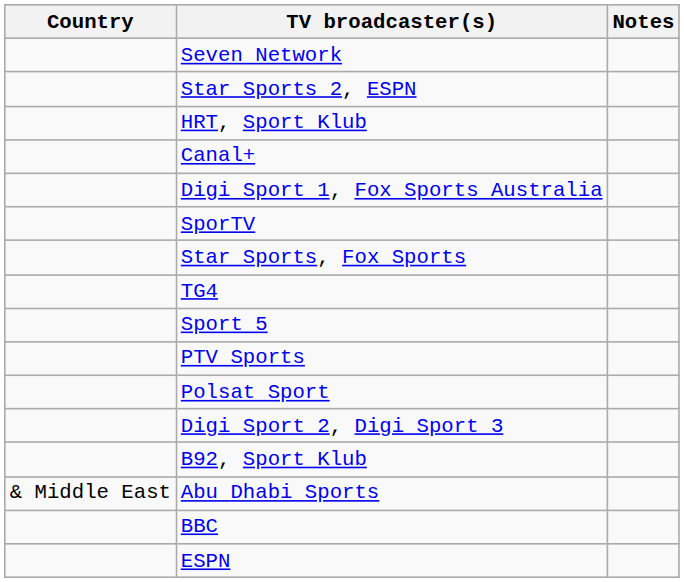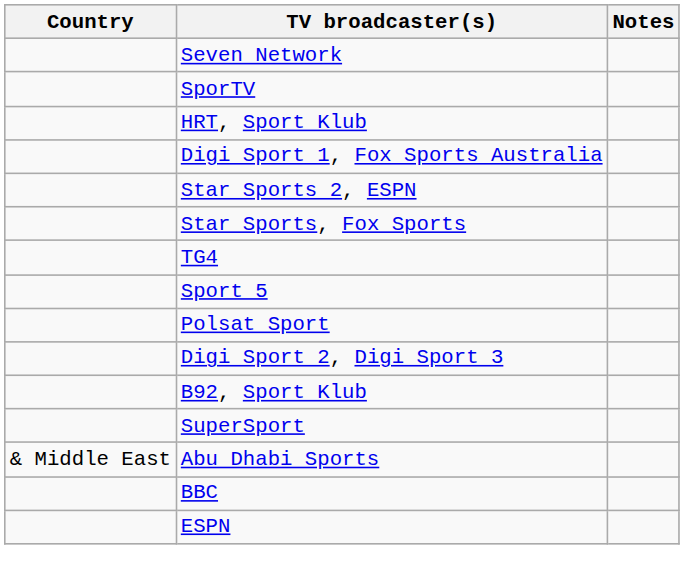rows swapped: (218, 224) <-> (299, 89)
- row: (218, 156)
- row: (243, 359)
+ row: (243, 426)
